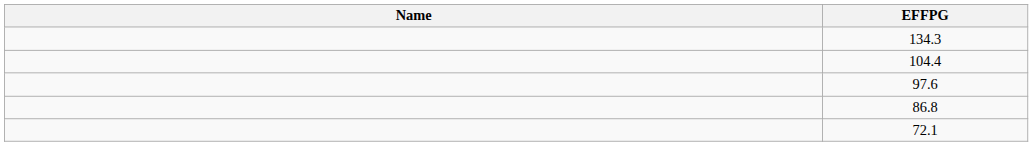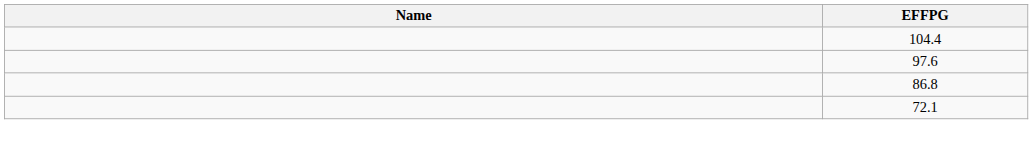- row: (925, 38)
